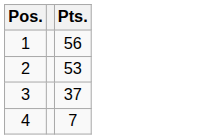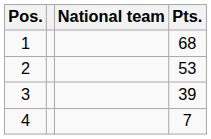+ column: (111, 17)
(73, 43) 56 -> (187, 43) 68
(73, 95) 37 -> (187, 95) 39
